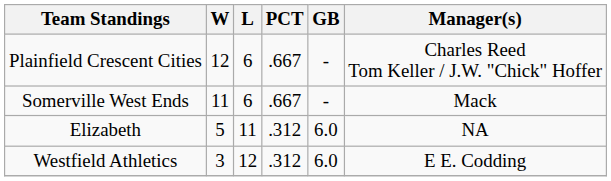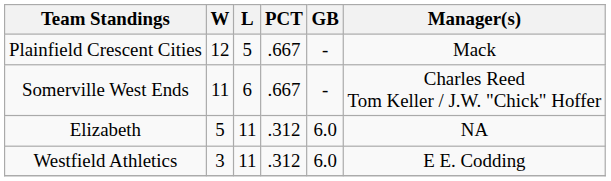(248, 60) 6 -> (247, 49) 5
(475, 60) Charles Reed Tom Keller / J.W. "Chick" Hoffer -> (474, 49) Mack
(475, 100) Mack -> (474, 89) Charles Reed Tom Keller / J.W. "Chick" Hoffer
(248, 160) 12 -> (247, 160) 11
